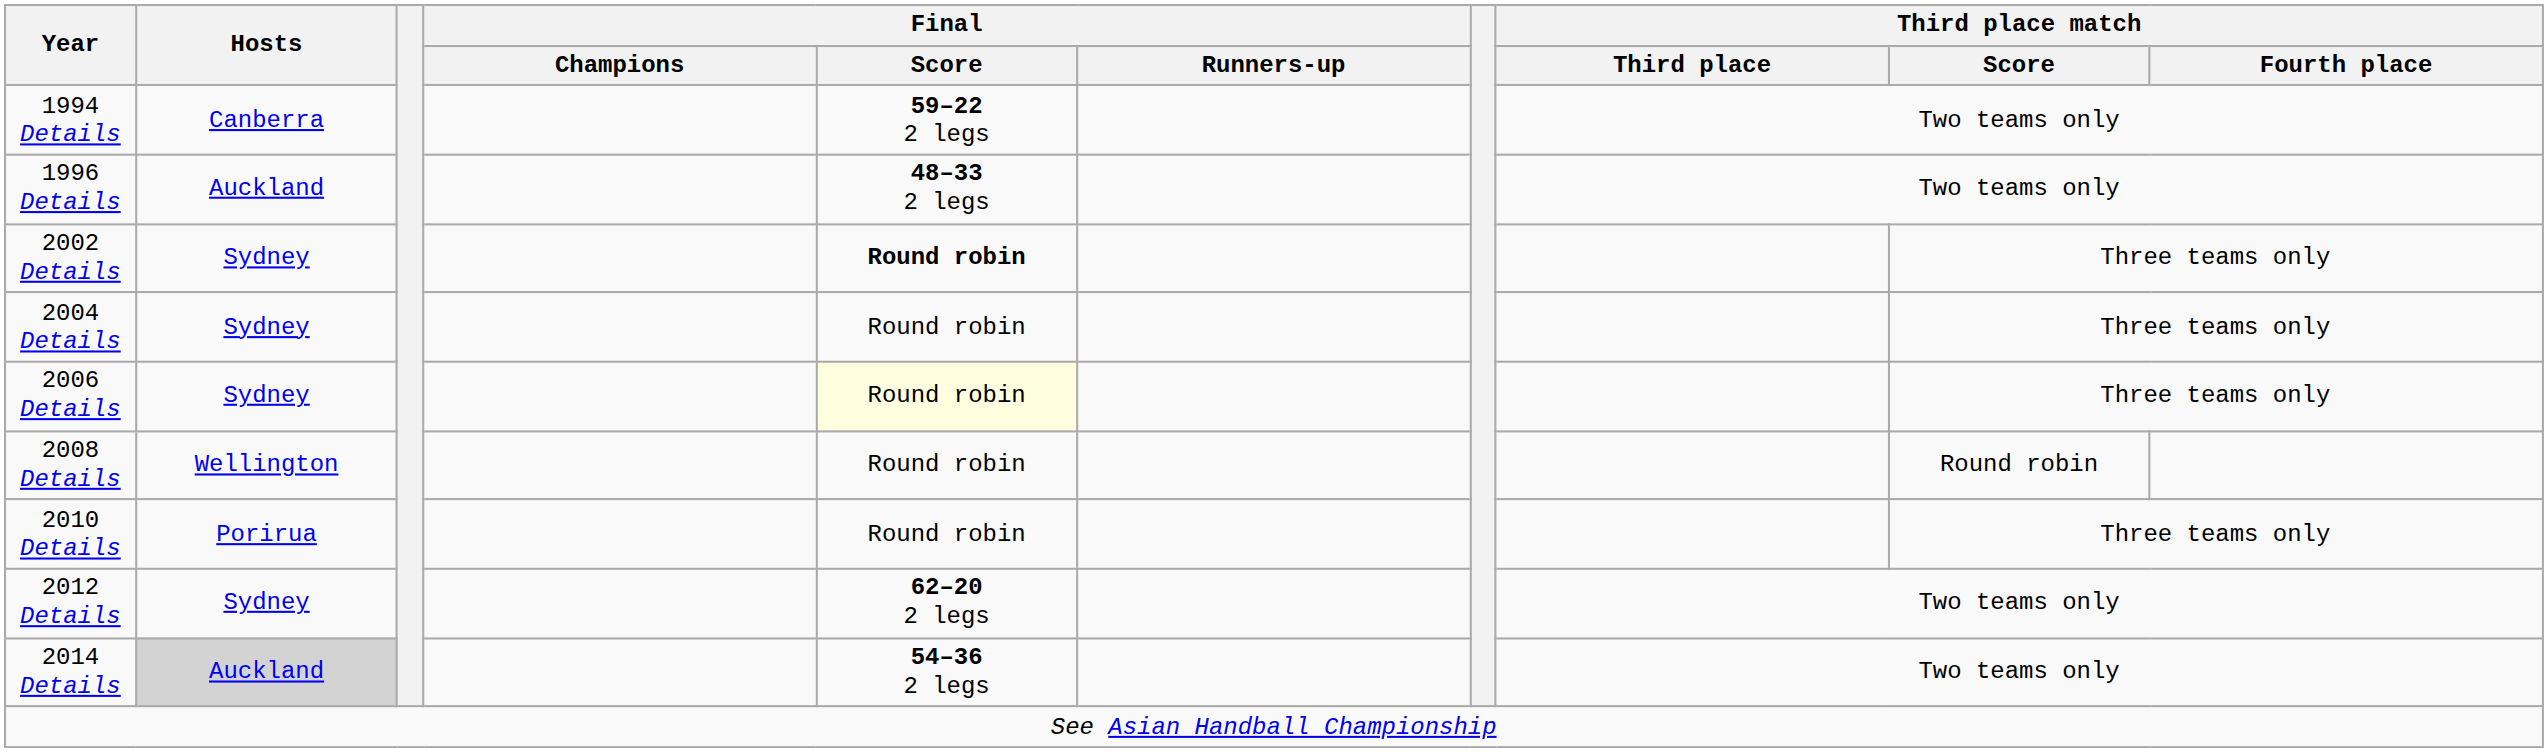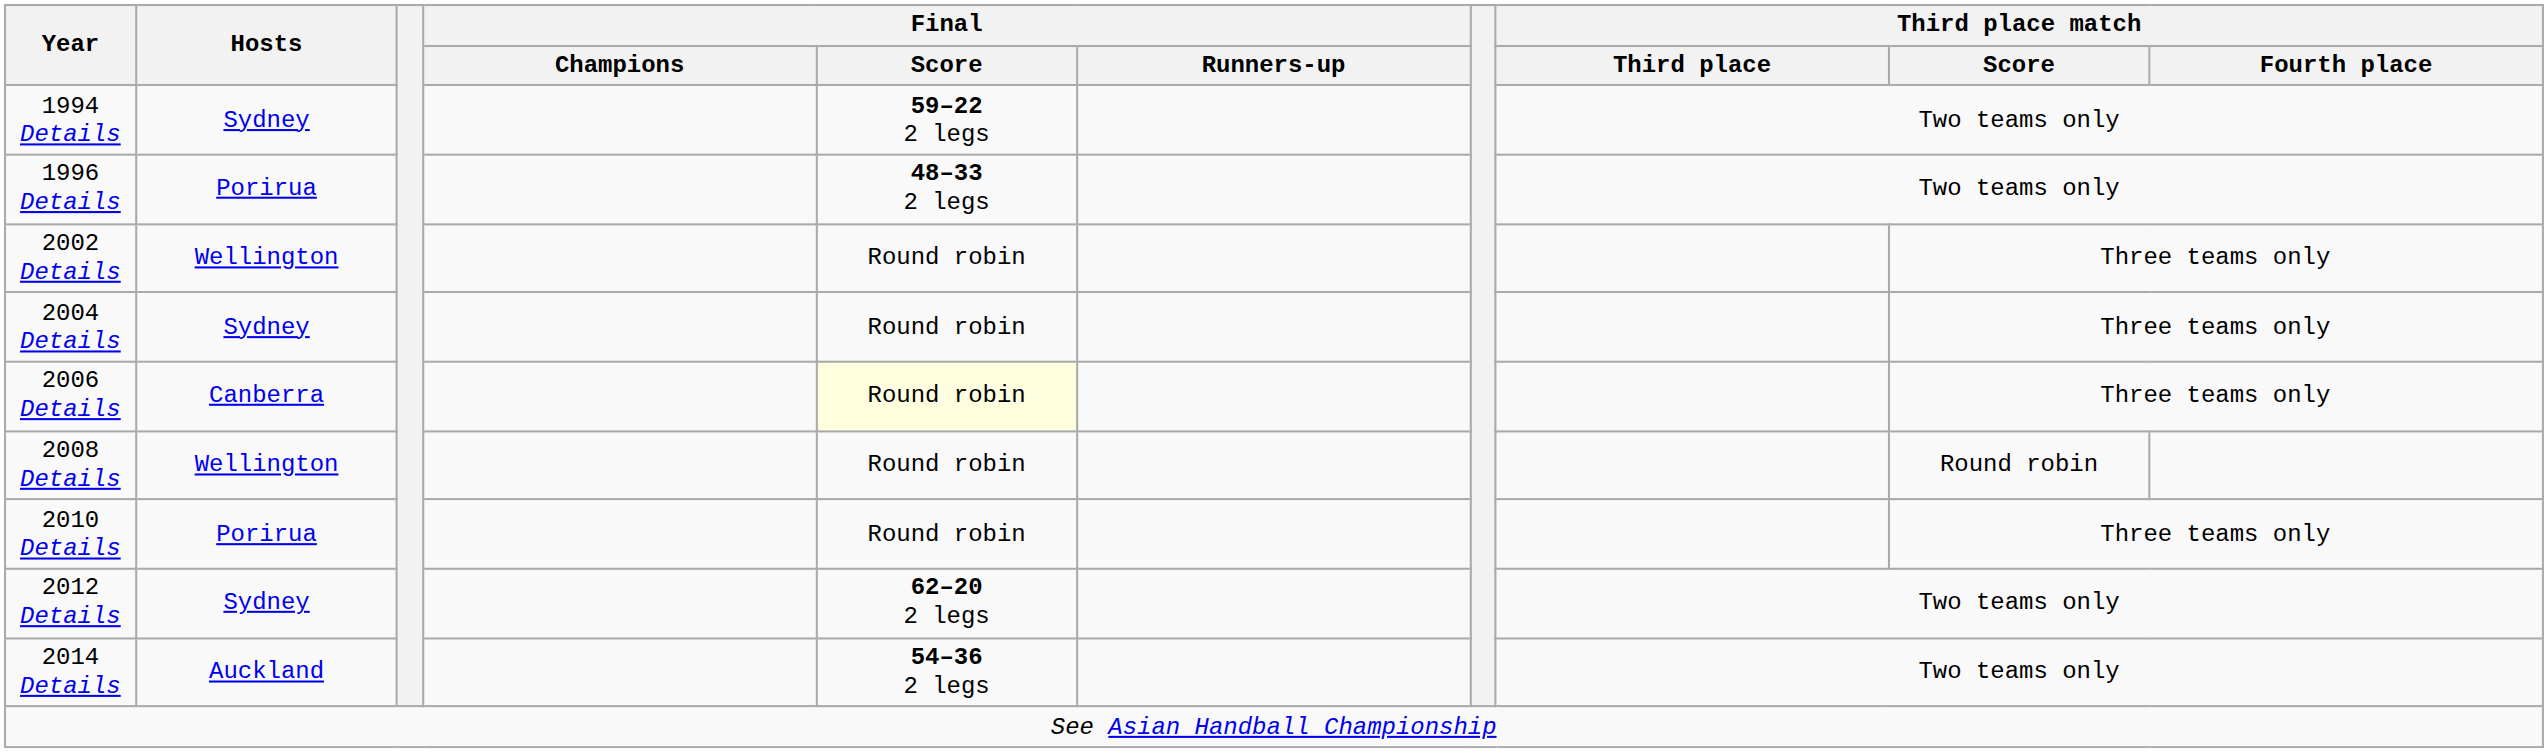(267, 120) Canberra -> (267, 120) Sydney
(267, 189) Auckland -> (267, 189) Porirua
(267, 258) Sydney -> (267, 258) Wellington
(947, 258) bold -> (947, 258) normal
(267, 396) Sydney -> (267, 396) Canberra
(267, 672) lightgrey background -> (267, 672) no background
